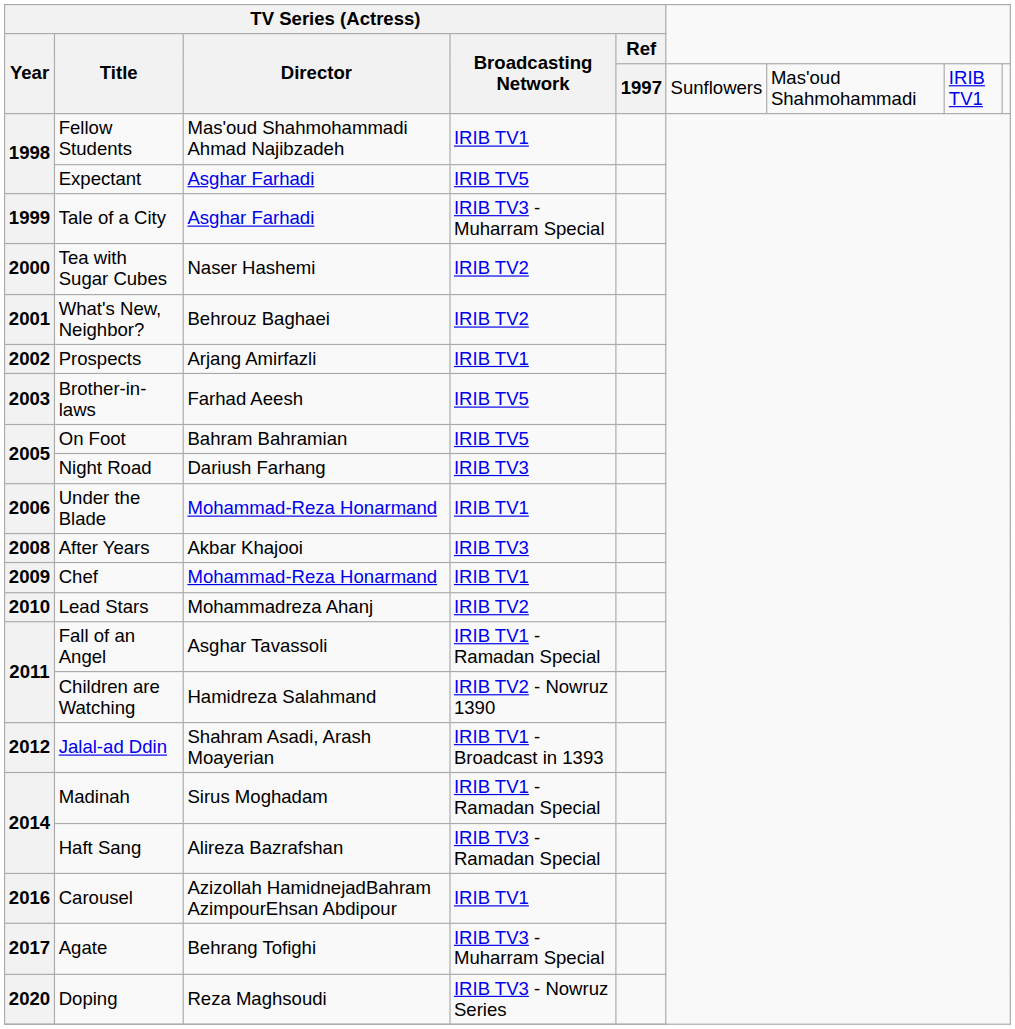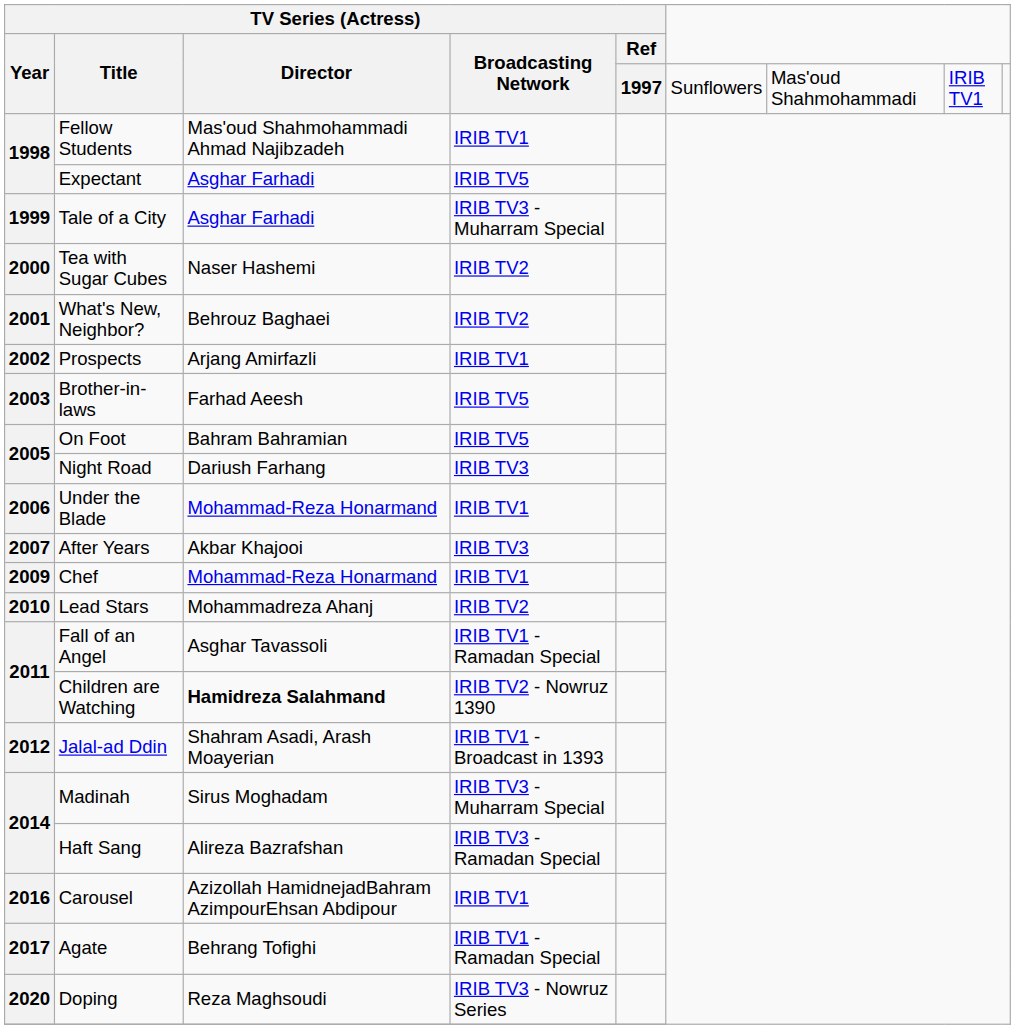(30, 548) 2008 -> (30, 548) 2007
(282, 697) normal -> (286, 697) bold
(527, 797) IRIB TV1 - Ramadan Special -> (529, 797) IRIB TV3 - Muharram Special
(529, 948) IRIB TV3 - Muharram Special -> (527, 948) IRIB TV1 - Ramadan Special
